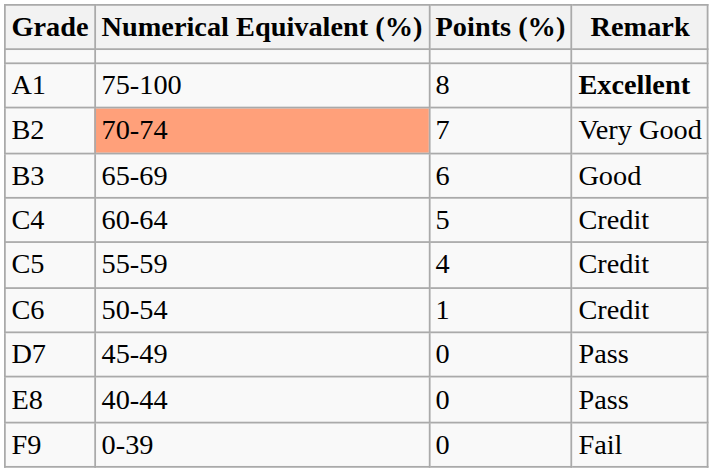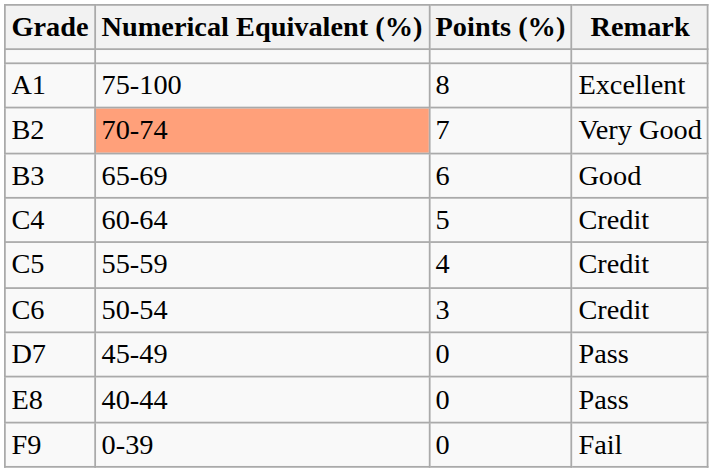(634, 84) bold -> (632, 84) normal
(443, 309) 1 -> (443, 309) 3
